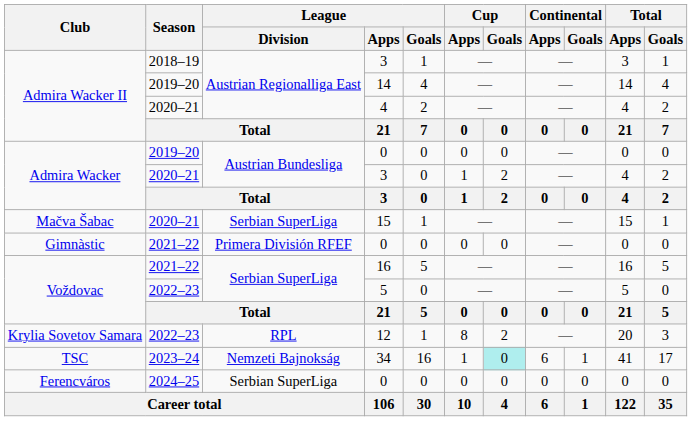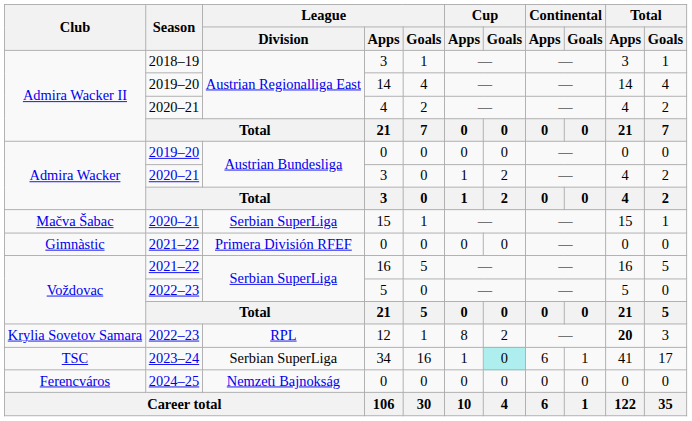(625, 335) normal -> (625, 335) bold
(283, 358) Nemzeti Bajnokság -> (283, 358) Serbian SuperLiga
(283, 381) Serbian SuperLiga -> (283, 381) Nemzeti Bajnokság
